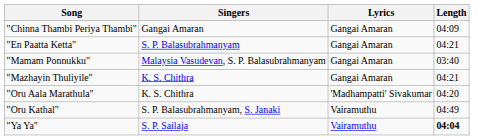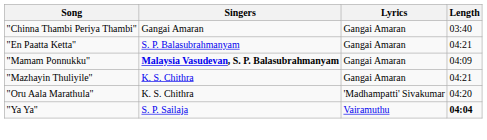(448, 29) 04:09 -> (461, 29) 03:40
(234, 61) normal -> (240, 61) bold
(448, 61) 03:40 -> (461, 61) 04:09
- row: (33, 110)
